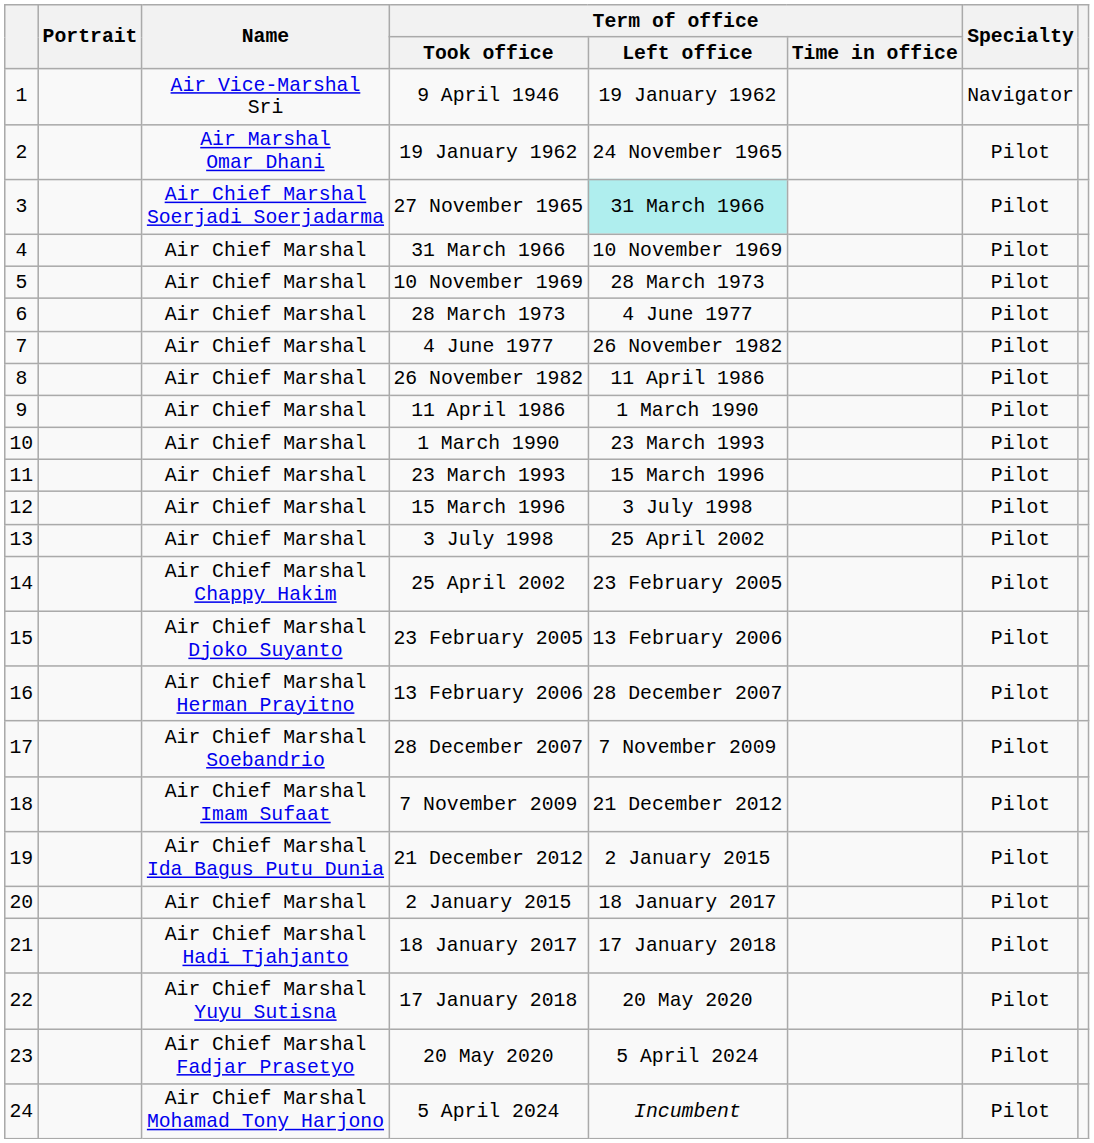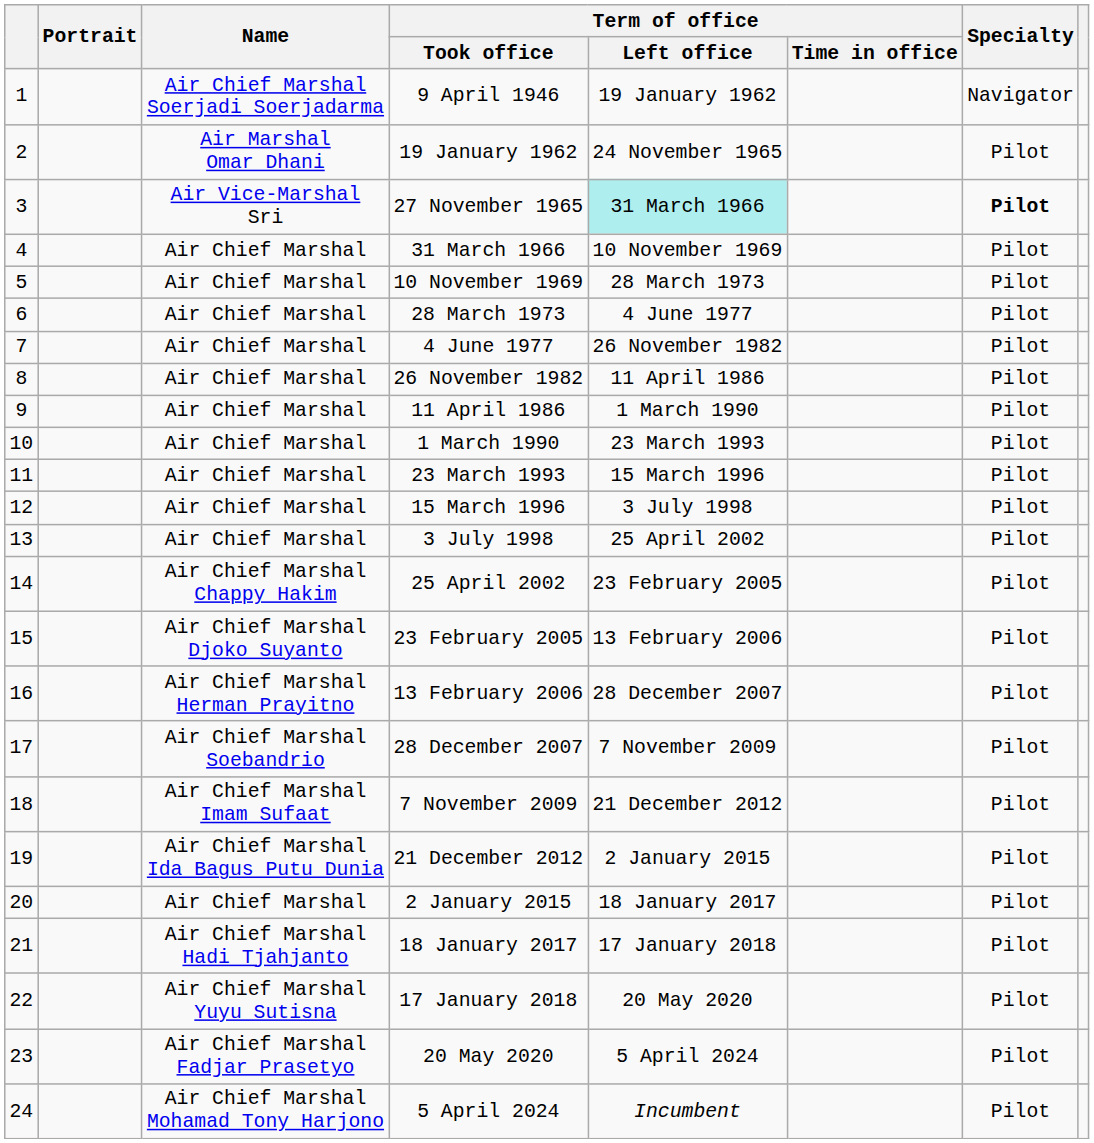(265, 97) Air Vice-Marshal Sri -> (265, 97) Air Chief Marshal Soerjadi Soerjadarma
(265, 207) Air Chief Marshal Soerjadi Soerjadarma -> (265, 207) Air Vice-Marshal Sri
(1021, 207) normal -> (1021, 207) bold
